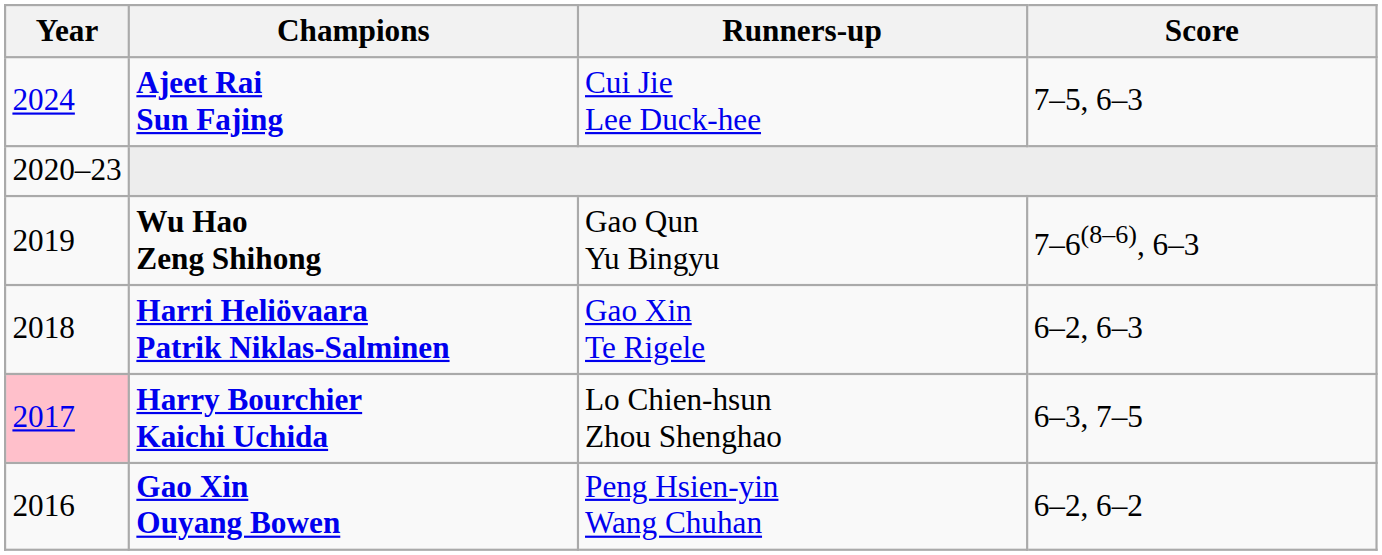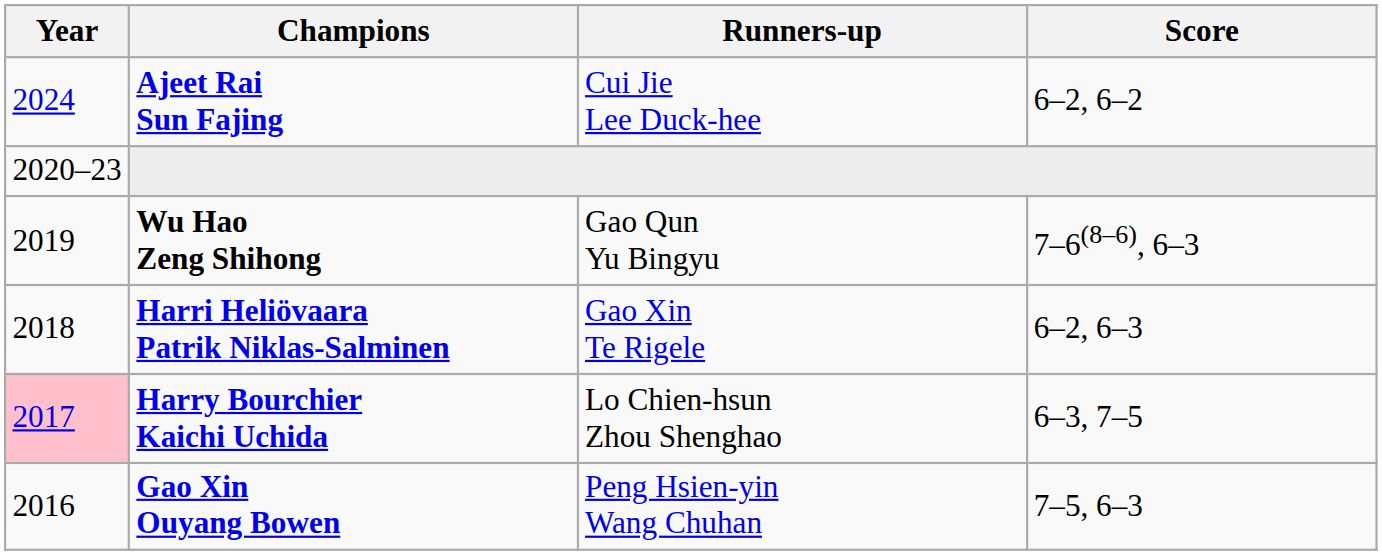(1088, 100) 7–5, 6–3 -> (1088, 100) 6–2, 6–2
(1088, 505) 6–2, 6–2 -> (1088, 505) 7–5, 6–3
